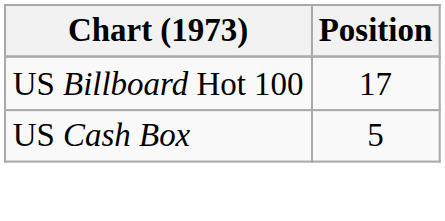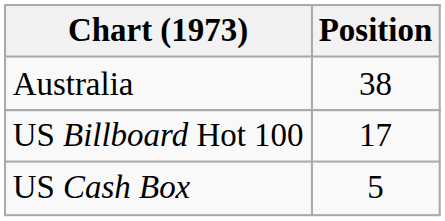+ row: (73, 82)
